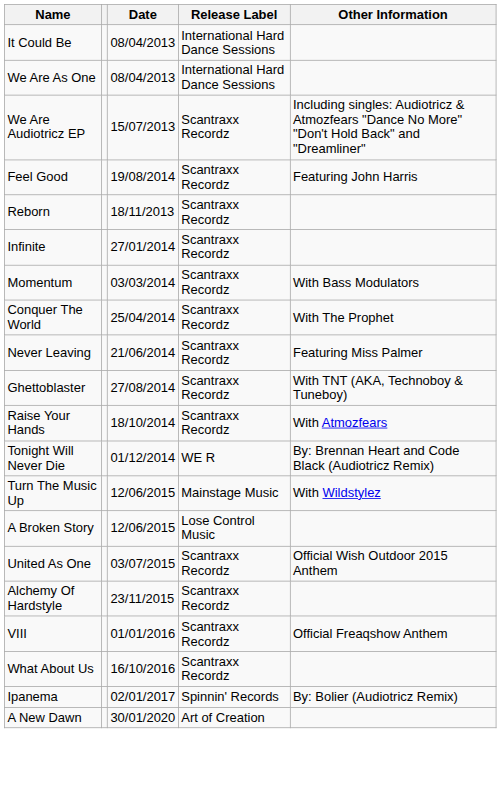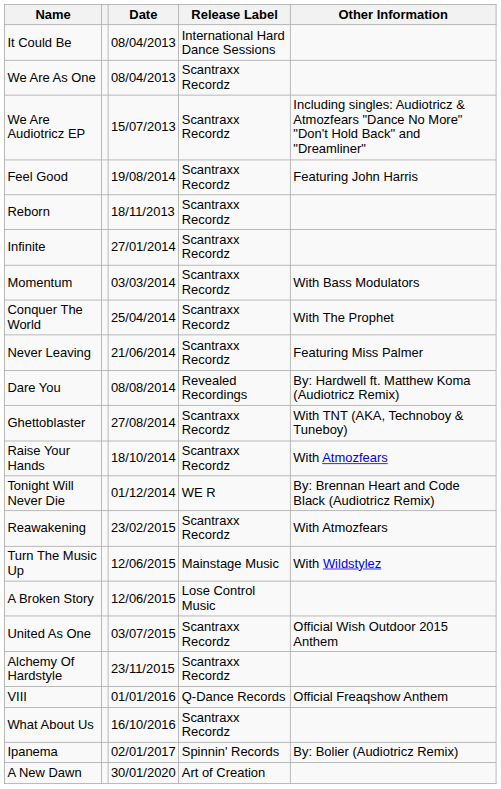(233, 77) International Hard Dance Sessions -> (211, 77) Scantraxx Recordz
+ row: (34, 387)
+ row: (47, 528)
(210, 633) Scantraxx Recordz -> (234, 696) Q-Dance Records
